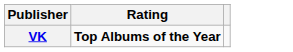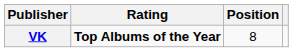+ column: (253, 15)
